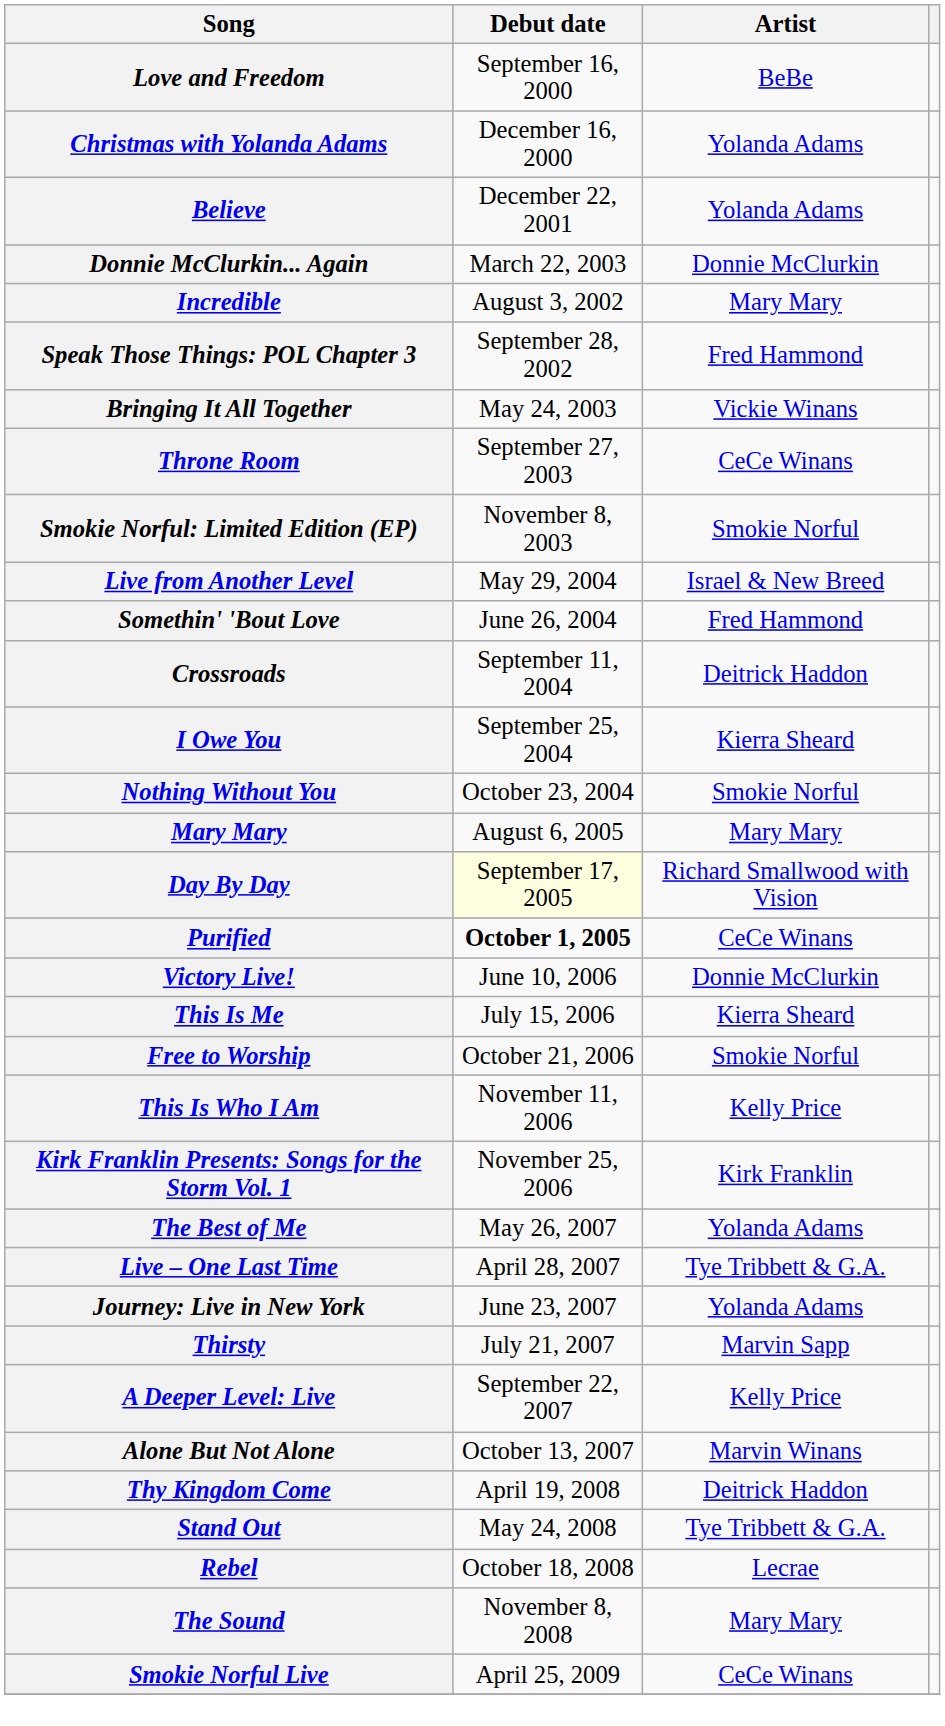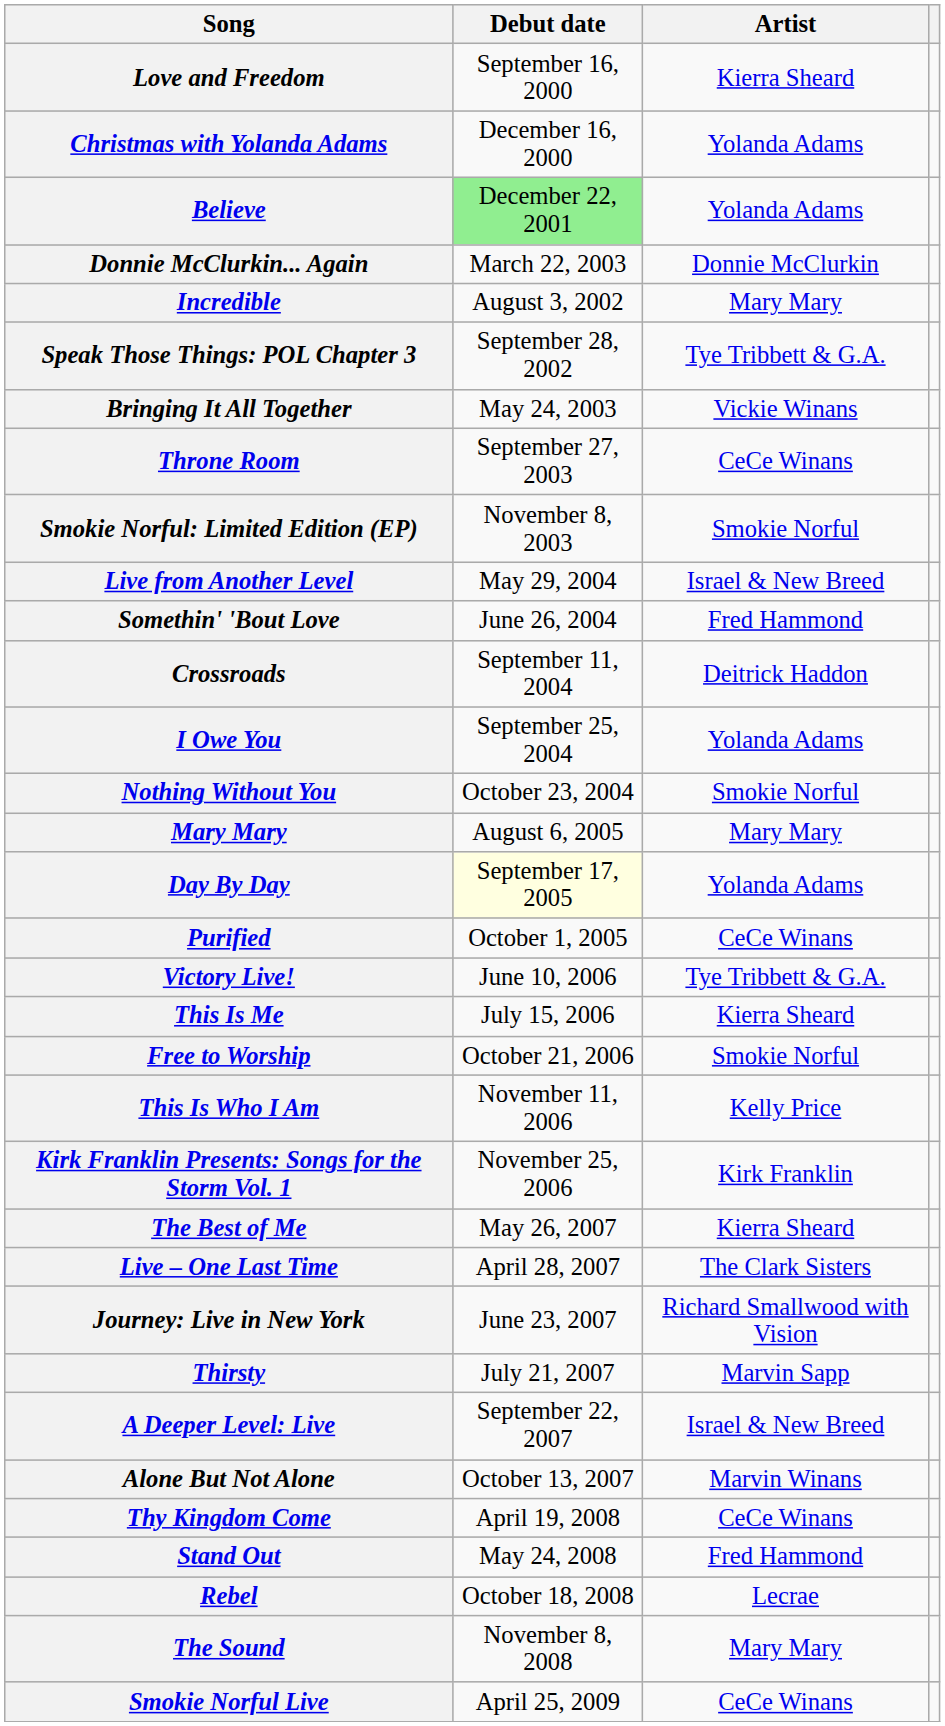(785, 76) BeBe -> (785, 76) Kierra Sheard
(548, 210) no background -> (548, 210) lightgreen background
(786, 355) Fred Hammond -> (786, 355) Tye Tribbett & G.A.
(785, 739) Kierra Sheard -> (785, 739) Yolanda Adams
(785, 884) Richard Smallwood with Vision -> (785, 884) Yolanda Adams
(548, 937) bold -> (548, 937) normal
(785, 976) Donnie McClurkin -> (786, 976) Tye Tribbett & G.A.
(785, 1227) Yolanda Adams -> (785, 1227) Kierra Sheard
(786, 1266) Tye Tribbett & G.A. -> (786, 1266) The Clark Sisters
(785, 1305) Yolanda Adams -> (785, 1319) Richard Smallwood with Vision
(785, 1397) Kelly Price -> (785, 1425) Israel & New Breed
(785, 1489) Deitrick Haddon -> (786, 1517) CeCe Winans
(786, 1529) Tye Tribbett & G.A. -> (786, 1556) Fred Hammond
